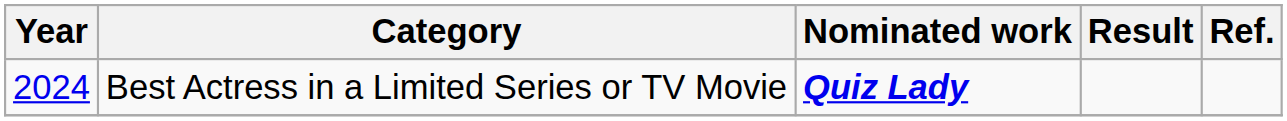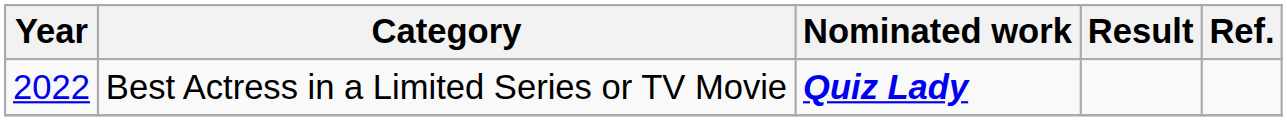(51, 86) 2024 -> (51, 86) 2022
